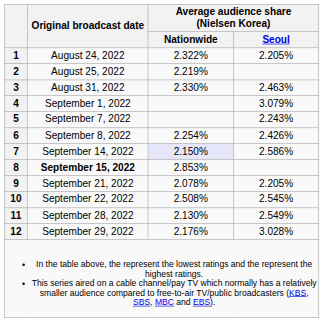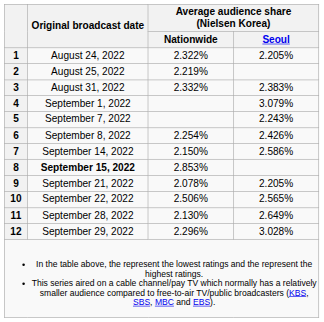(191, 87) 2.330% -> (191, 87) 2.332%
(276, 87) 2.463% -> (276, 87) 2.383%
(191, 151) lavender background -> (191, 151) no background
(191, 199) 2.508% -> (191, 199) 2.506%
(276, 199) 2.545% -> (276, 199) 2.565%
(276, 215) 2.549% -> (276, 215) 2.649%
(191, 231) 2.176% -> (191, 231) 2.296%
